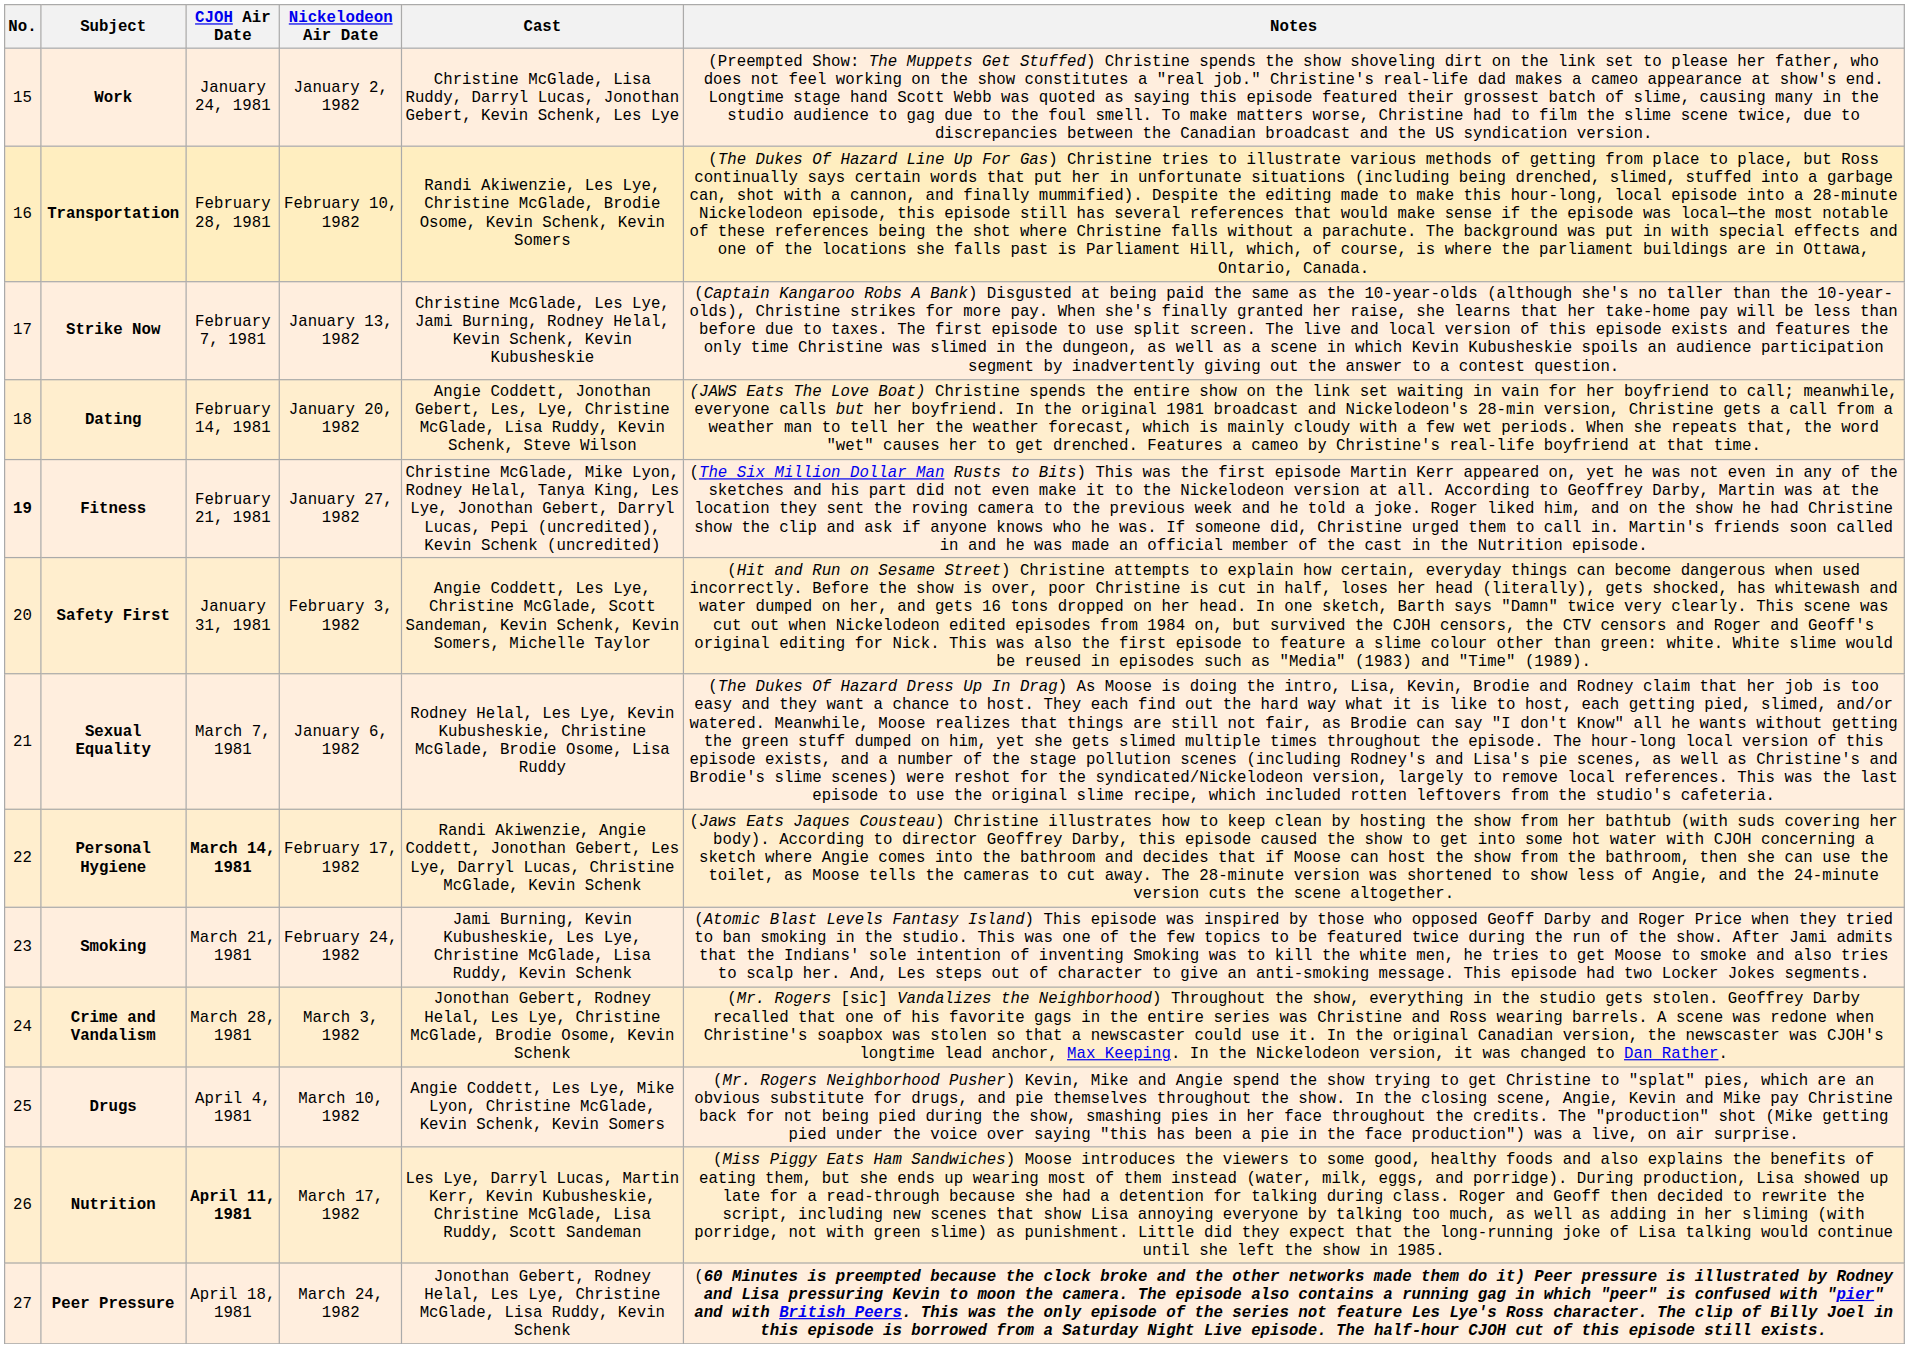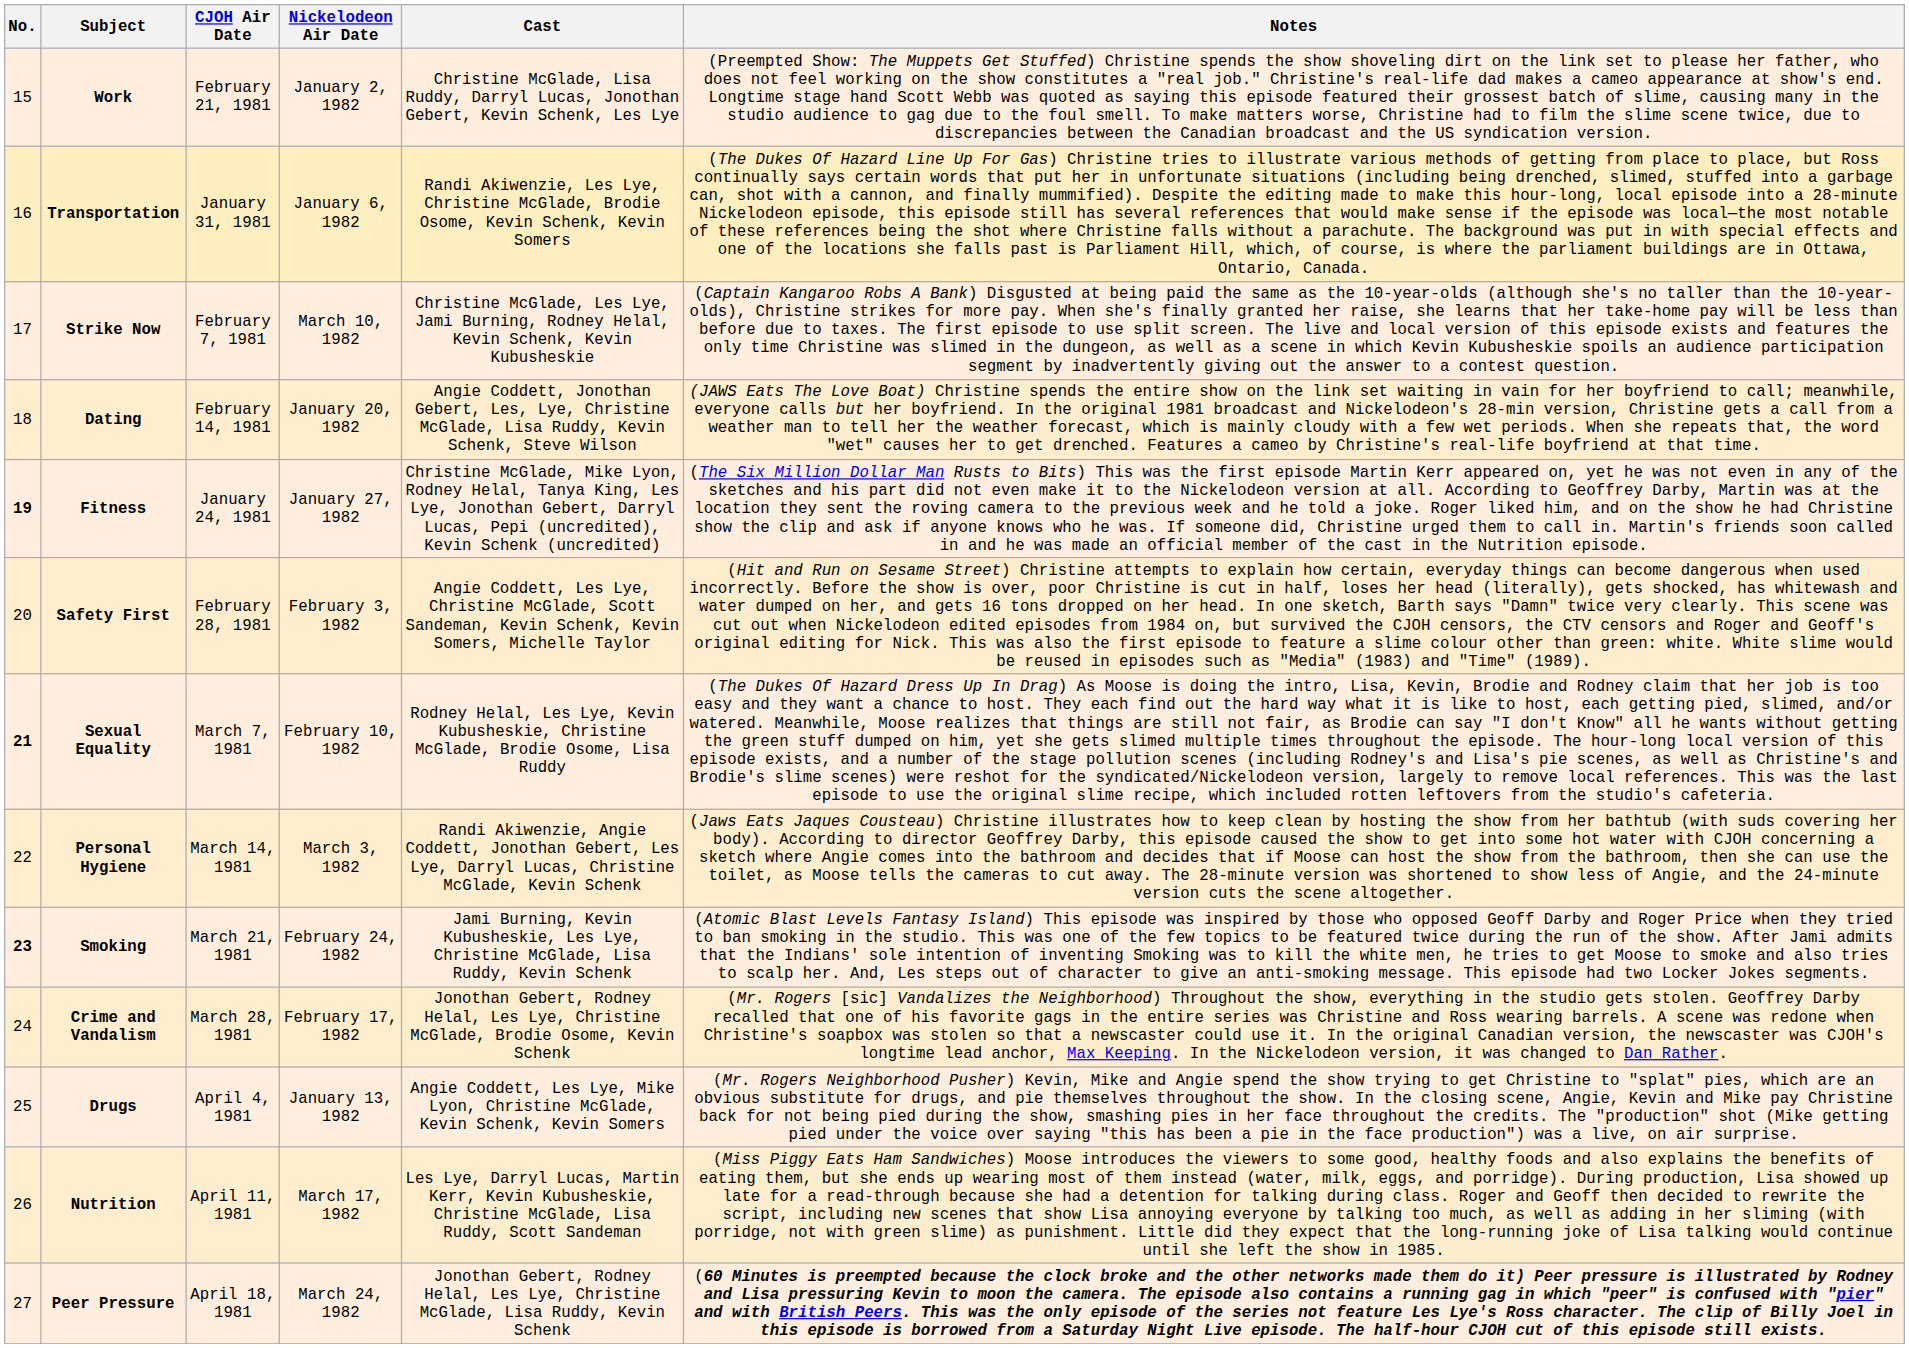(233, 98) January 24, 1981 -> (233, 98) February 21, 1981
(233, 214) February 28, 1981 -> (233, 214) January 31, 1981
(341, 214) February 10, 1982 -> (341, 214) January 6, 1982
(341, 330) January 13, 1982 -> (341, 330) March 10, 1982
(233, 509) February 21, 1981 -> (233, 509) January 24, 1981
(233, 616) January 31, 1981 -> (233, 616) February 28, 1981
(22, 741) normal -> (22, 741) bold
(341, 741) January 6, 1982 -> (341, 741) February 10, 1982
(233, 858) bold -> (233, 858) normal
(341, 858) February 17, 1982 -> (341, 858) March 3, 1982
(22, 947) normal -> (22, 947) bold
(341, 1027) March 3, 1982 -> (341, 1027) February 17, 1982
(341, 1107) March 10, 1982 -> (341, 1107) January 13, 1982
(233, 1205) bold -> (233, 1205) normal
